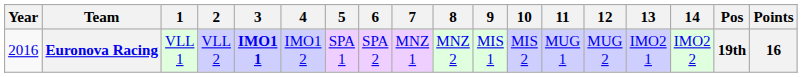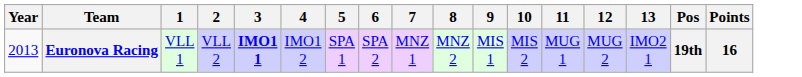- column: (692, 16)
(23, 50) 2016 -> (23, 50) 2013
